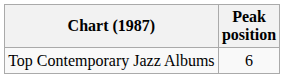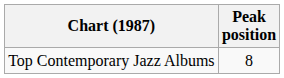(249, 60) 6 -> (249, 60) 8
